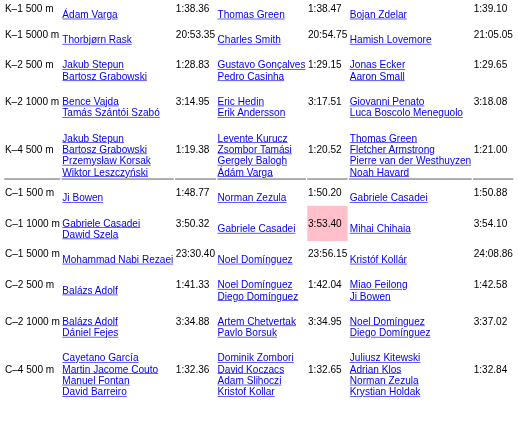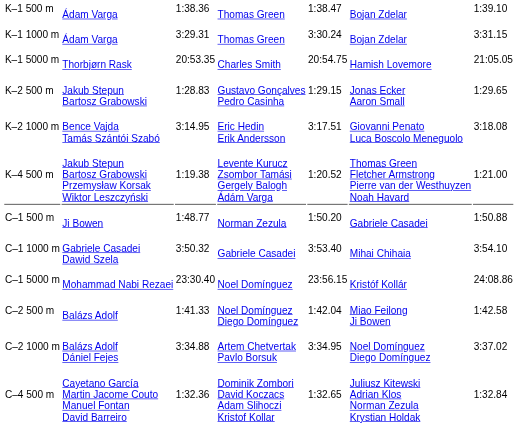+ row: (32, 34)
(325, 223) pink background -> (325, 248) no background
